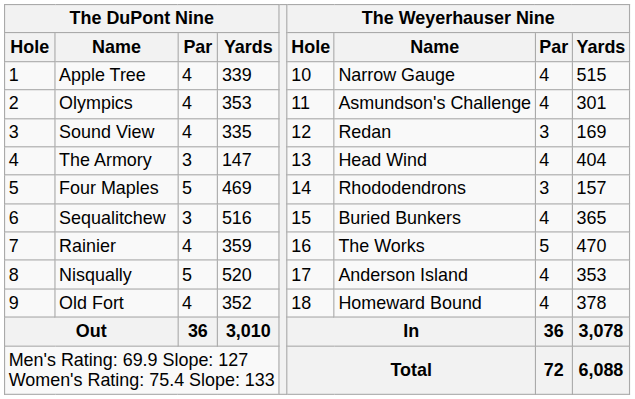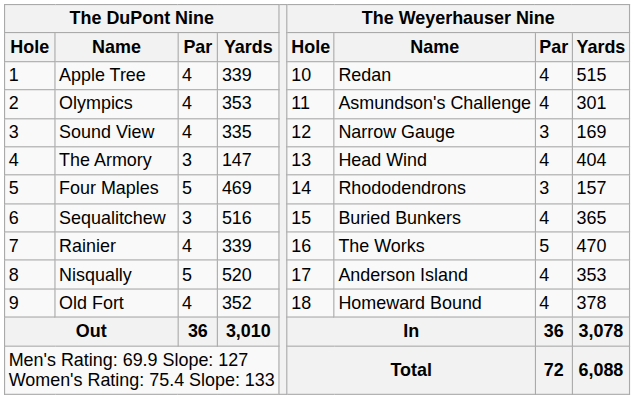(397, 75) Narrow Gauge -> (365, 75) Redan
(365, 132) Redan -> (397, 132) Narrow Gauge
(237, 246) 359 -> (237, 246) 339
